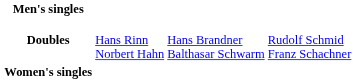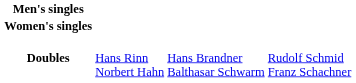rows swapped: (48, 71) <-> (48, 40)
